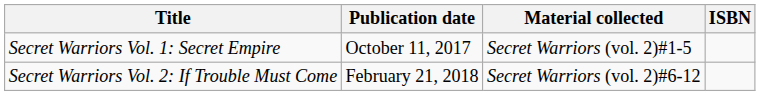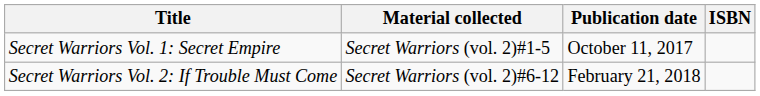columns swapped: (594, 18) <-> (412, 18)
